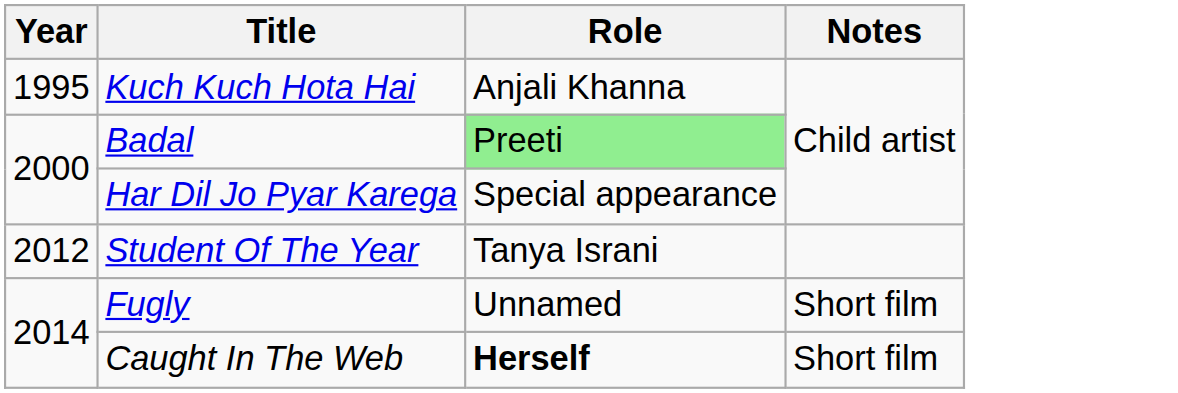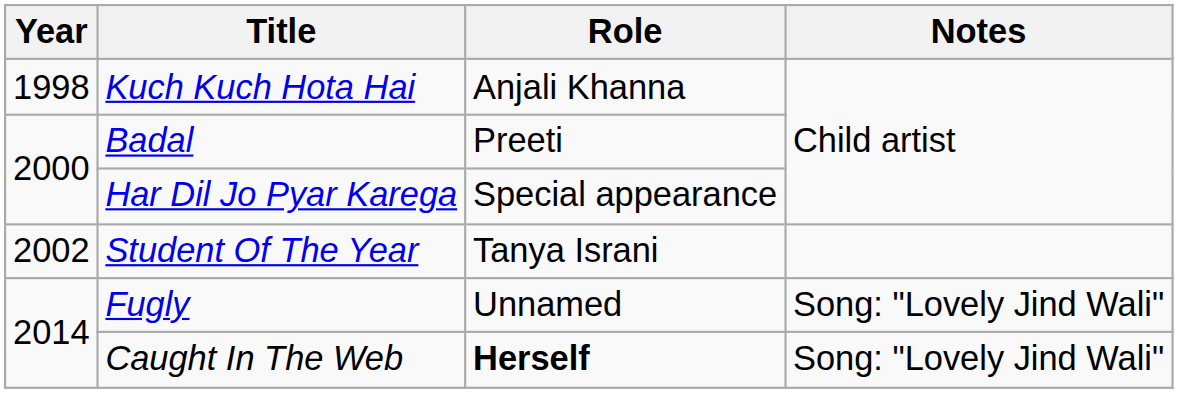(51, 86) 1995 -> (51, 86) 1998
(518, 140) lightgreen background -> (518, 140) no background
(51, 250) 2012 -> (51, 250) 2002
(866, 304) Short film -> (979, 304) Song: "Lovely Jind Wali"
(866, 359) Short film -> (979, 359) Song: "Lovely Jind Wali"
